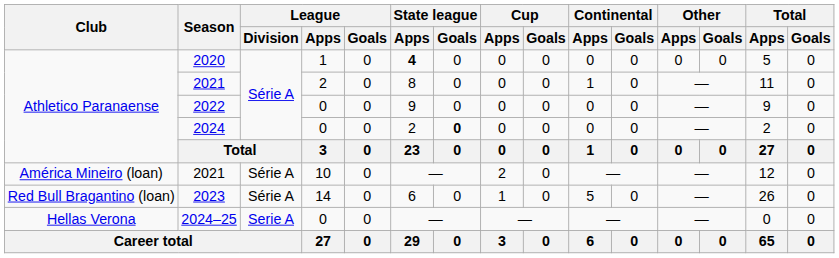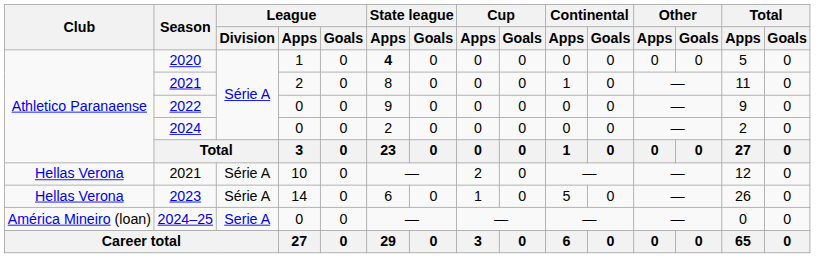(457, 128) bold -> (433, 128) normal
(91, 173) América Mineiro (loan) -> (79, 173) Hellas Verona
(91, 196) Red Bull Bragantino (loan) -> (79, 196) Hellas Verona
(91, 219) Hellas Verona -> (79, 219) América Mineiro (loan)
